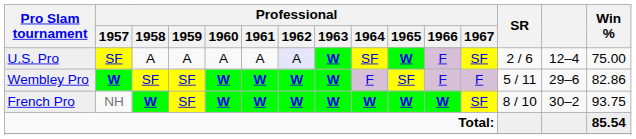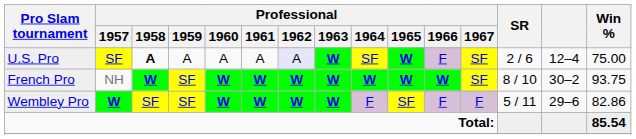(150, 58) normal -> (150, 58) bold
rows swapped: (41, 101) <-> (48, 79)
